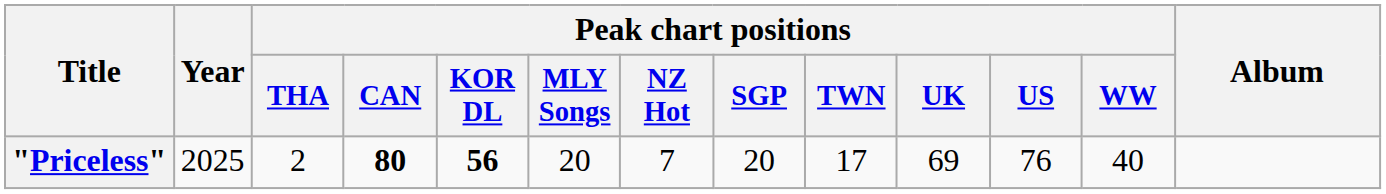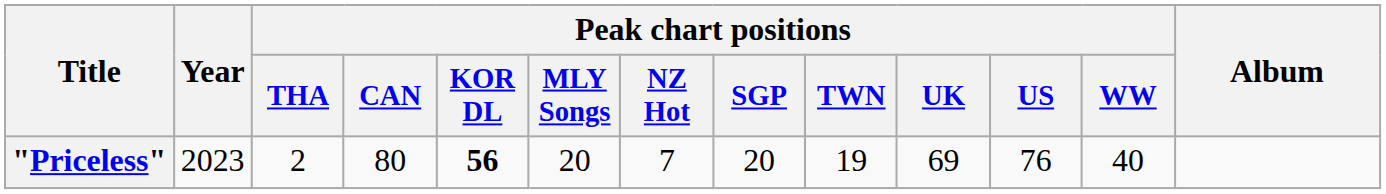(213, 161) 2025 -> (213, 161) 2023
(390, 161) bold -> (390, 161) normal
(851, 161) 17 -> (851, 161) 19
